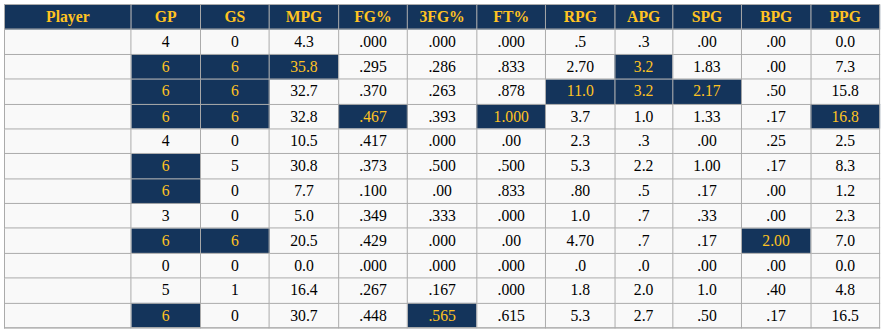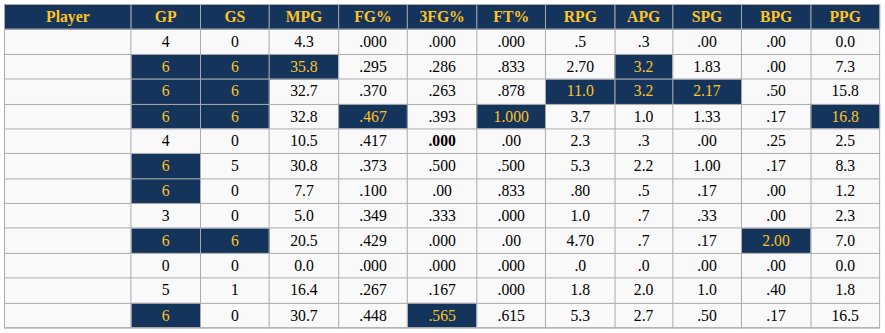(442, 141) normal -> (442, 141) bold
(845, 290) 4.8 -> (845, 290) 1.8
